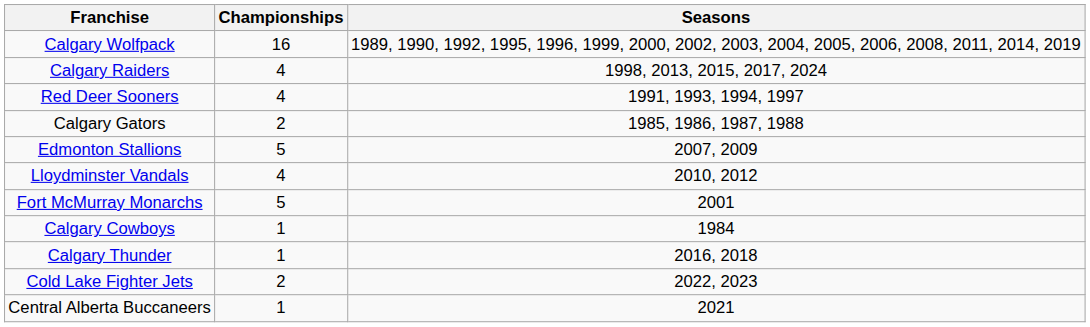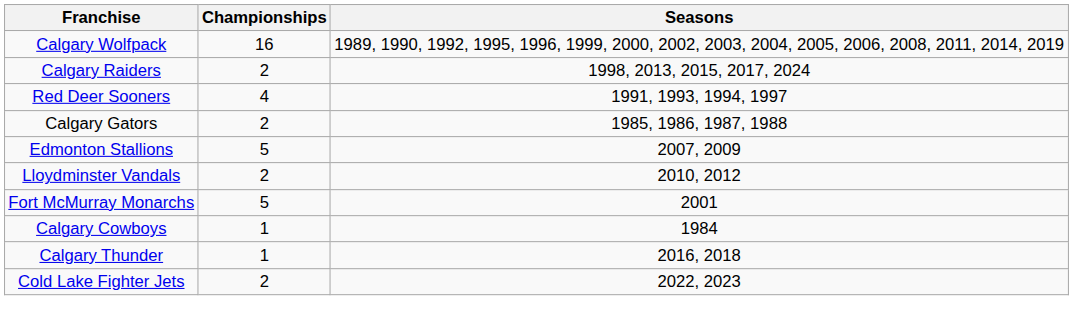(281, 70) 4 -> (264, 70) 2
(281, 176) 4 -> (264, 176) 2
- row: (110, 307)
